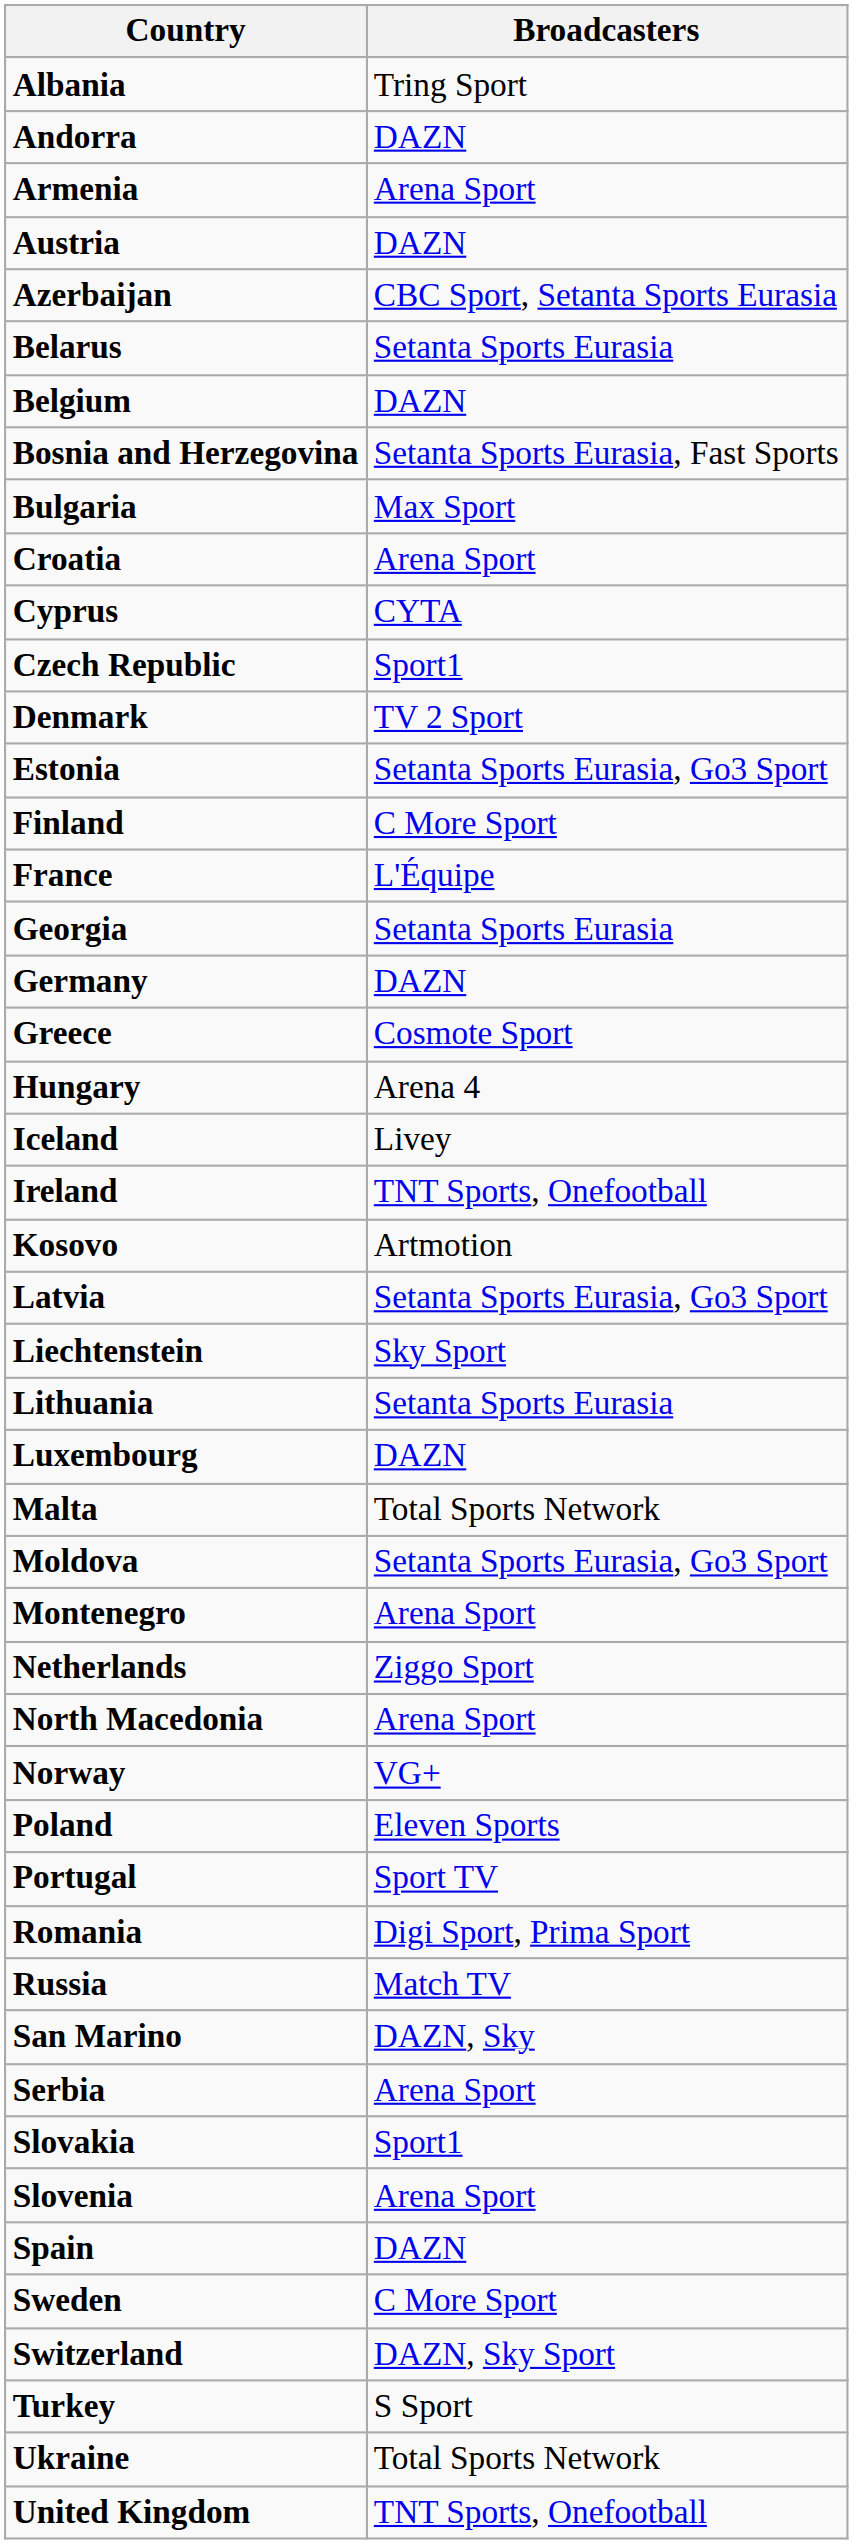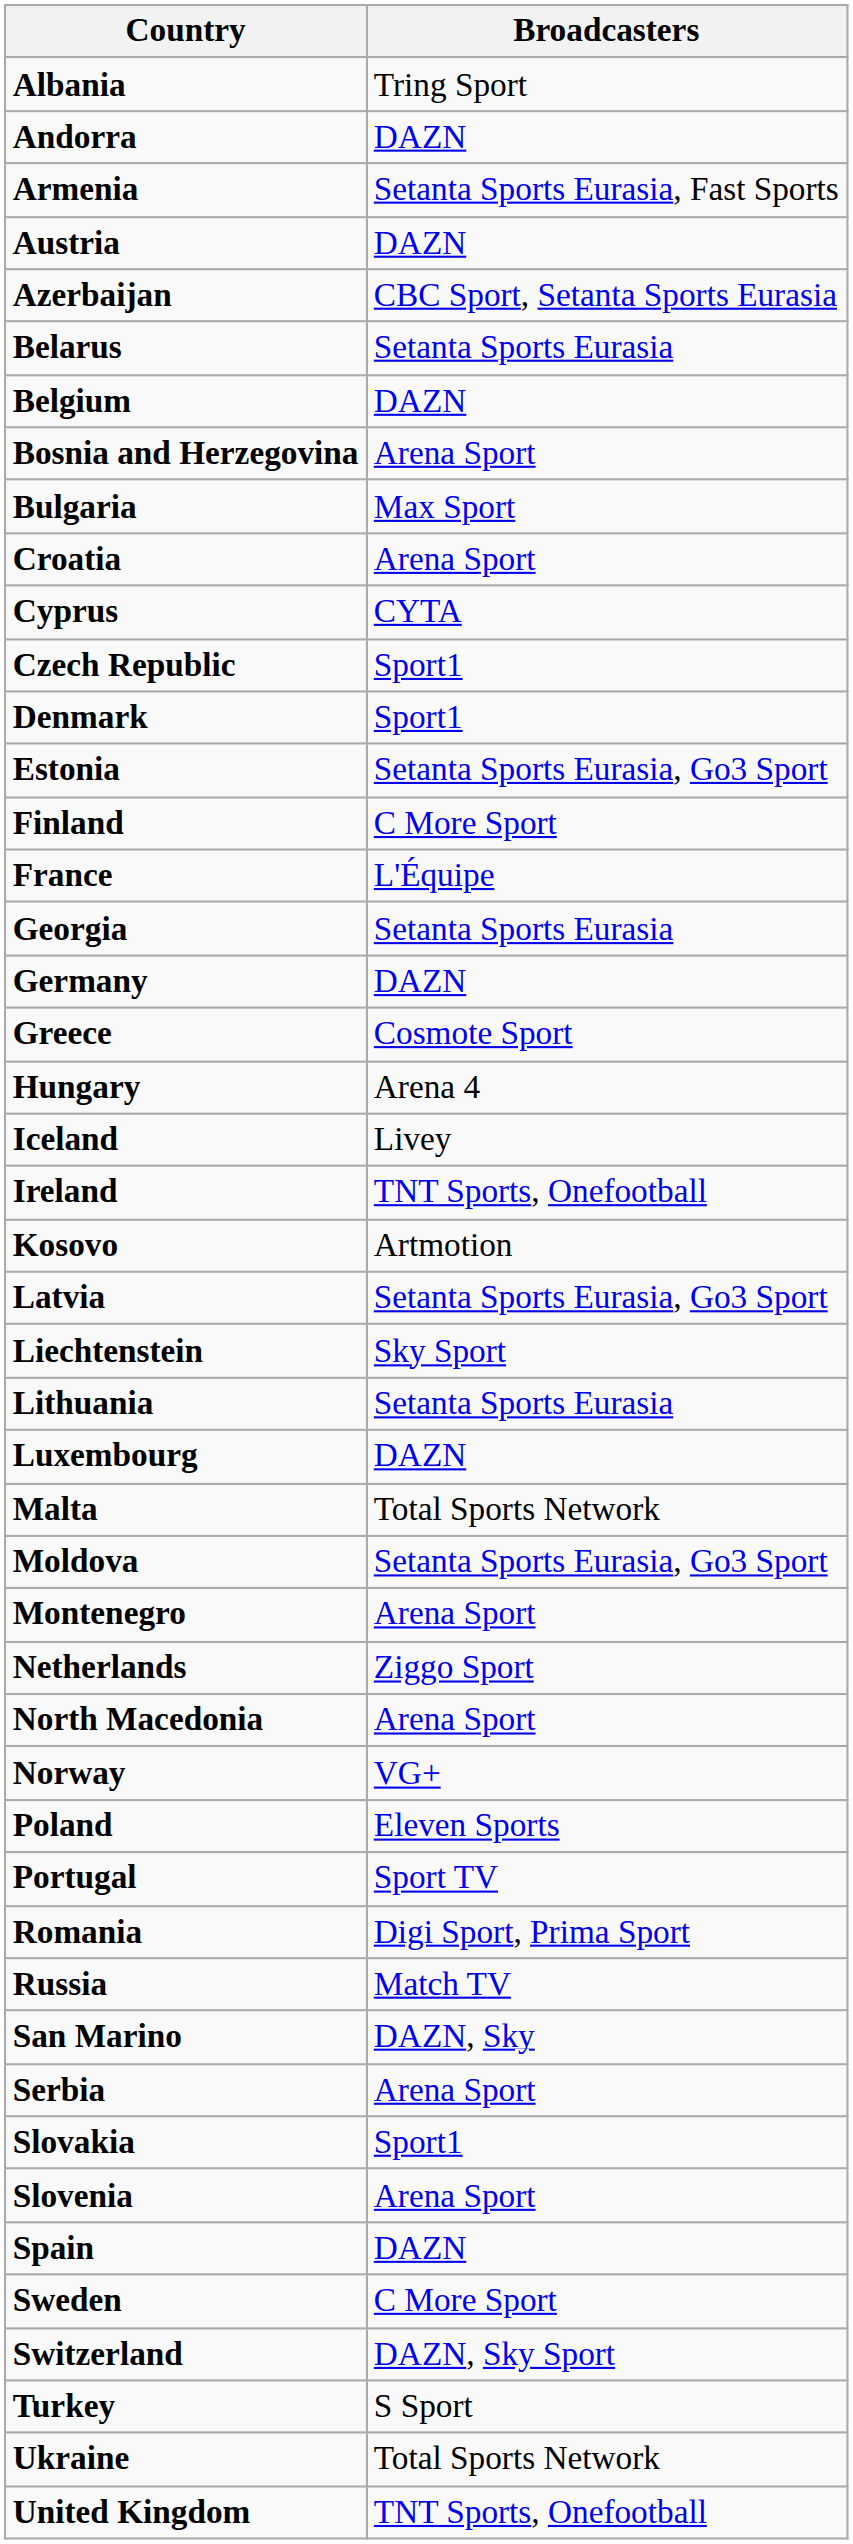(455, 189) Arena Sport -> (606, 189) Setanta Sports Eurasia, Fast Sports
(606, 453) Setanta Sports Eurasia, Fast Sports -> (455, 453) Arena Sport
(448, 717) TV 2 Sport -> (418, 717) Sport1
